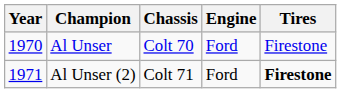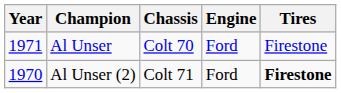(25, 45) 1970 -> (25, 45) 1971
(25, 73) 1971 -> (25, 73) 1970
